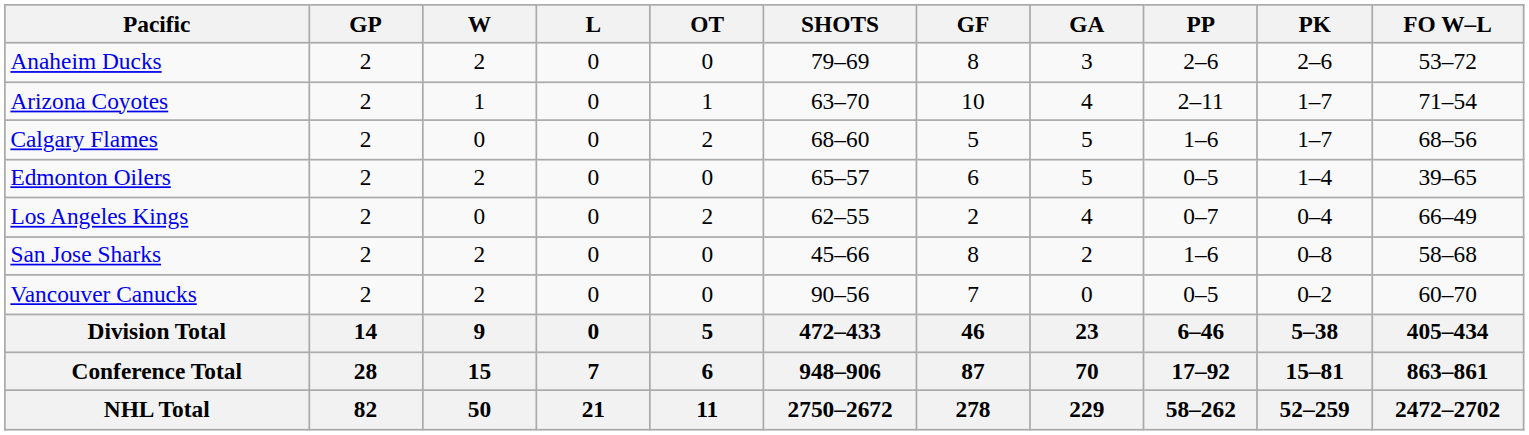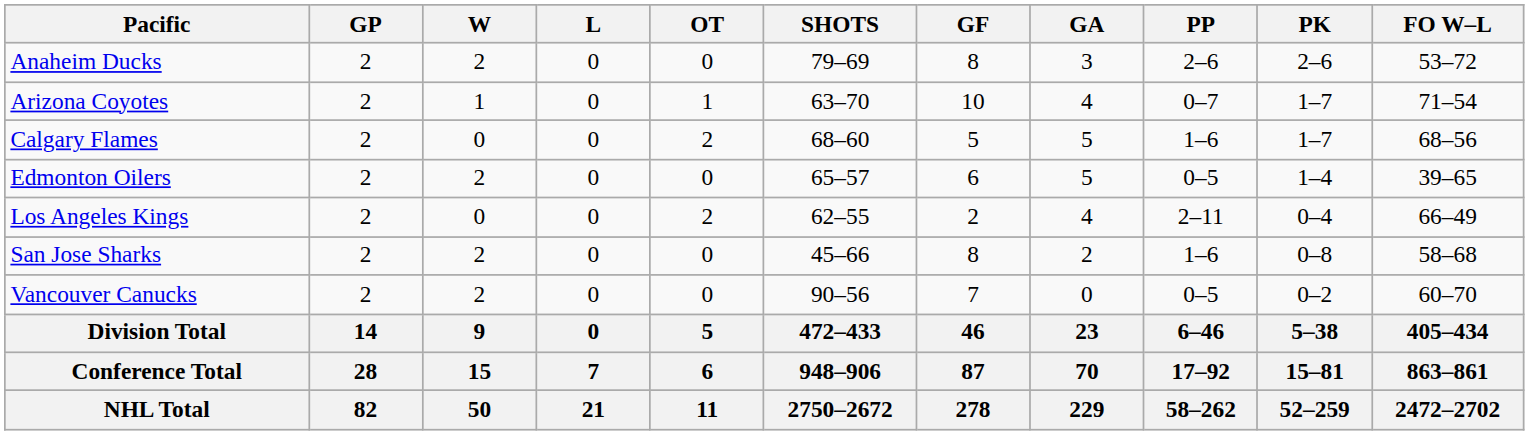(1201, 100) 2–11 -> (1201, 100) 0–7
(1201, 216) 0–7 -> (1201, 216) 2–11
